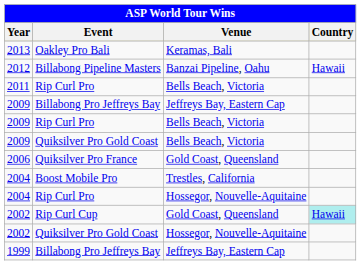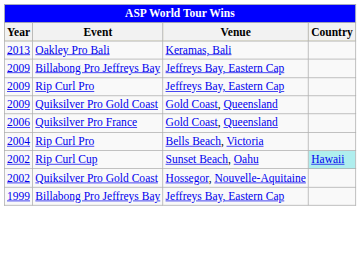- row: (19, 68)
- row: (18, 86)
(215, 123) Bells Beach, Victoria -> (225, 86) Jeffreys Bay, Eastern Cap
(215, 141) Bells Beach, Victoria -> (222, 104) Gold Coast, Queensland
- row: (19, 178)
(236, 196) Hossegor, Nouvelle-Aquitaine -> (215, 141) Bells Beach, Victoria
(222, 214) Gold Coast, Queensland -> (212, 159) Sunset Beach, Oahu
